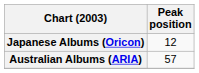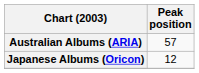rows swapped: (76, 59) <-> (76, 42)
